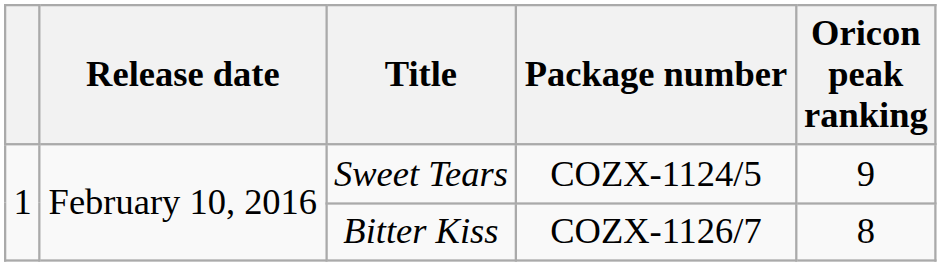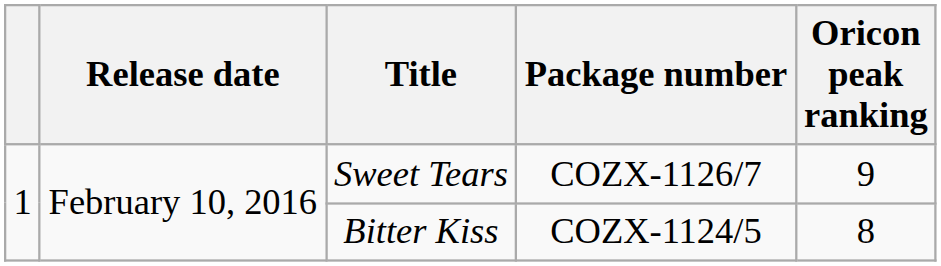(656, 173) COZX-1124/5 -> (656, 173) COZX-1126/7
(656, 231) COZX-1126/7 -> (656, 231) COZX-1124/5
